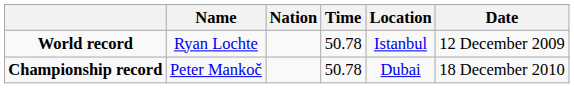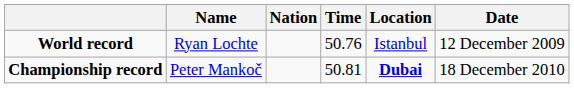(343, 43) 50.78 -> (343, 43) 50.76
(343, 69) 50.78 -> (343, 69) 50.81
(401, 69) normal -> (401, 69) bold
